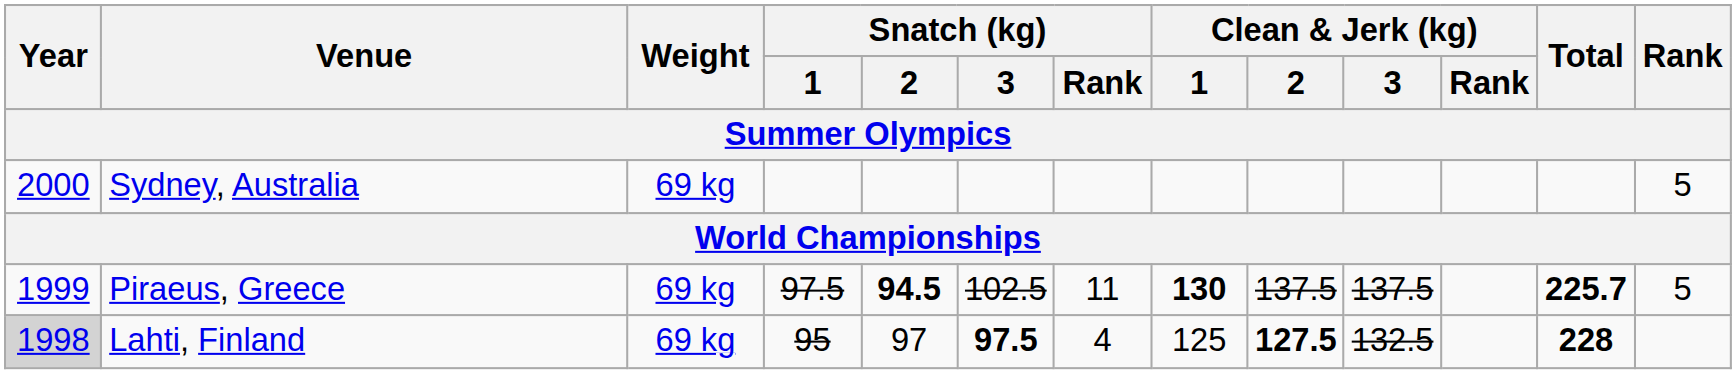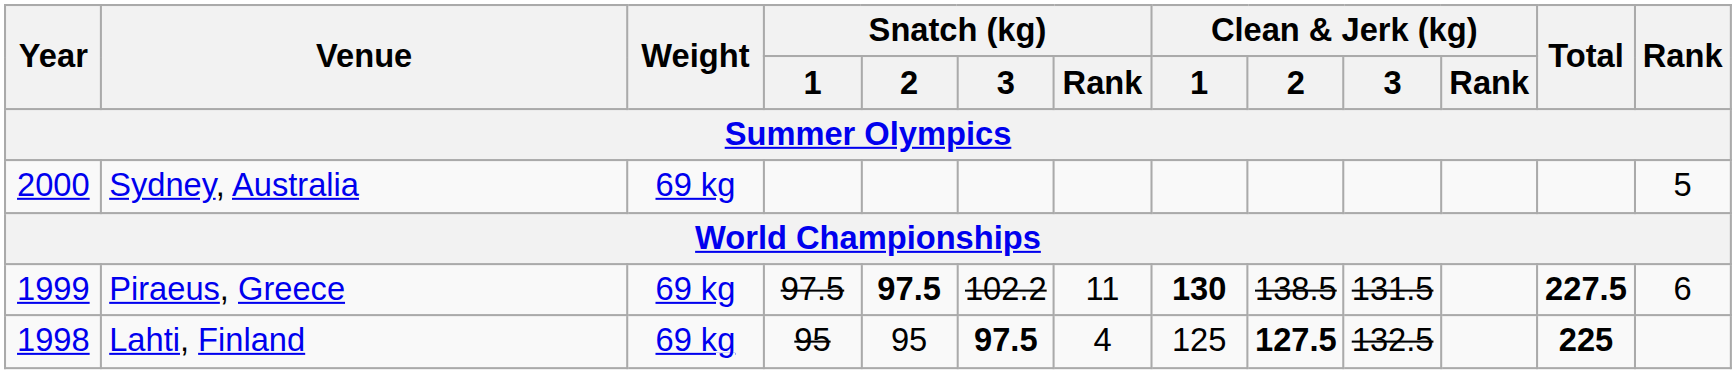(909, 289) 94.5 -> (909, 289) 97.5
(1006, 289) 102.5 -> (1006, 289) 102.2
(1296, 289) 137.5 -> (1296, 289) 138.5
(1393, 289) 137.5 -> (1393, 289) 131.5
(1586, 289) 225.7 -> (1586, 289) 227.5
(1683, 289) 5 -> (1683, 289) 6
(53, 340) lightgrey background -> (53, 340) no background
(909, 340) 97 -> (909, 340) 95
(1586, 340) 228 -> (1586, 340) 225
